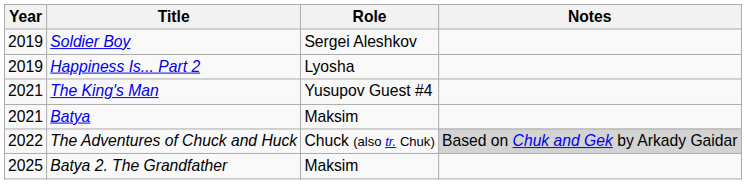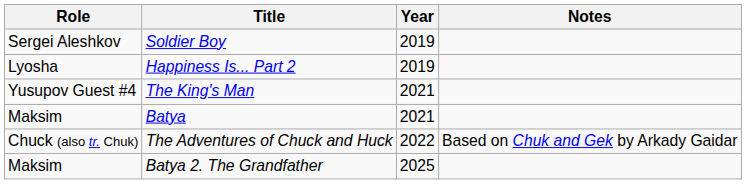columns swapped: (26, 16) <-> (370, 16)
(590, 141) lightgrey background -> (590, 141) no background
